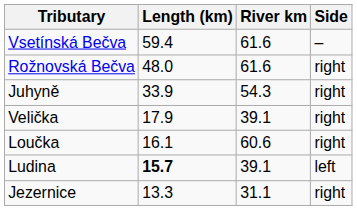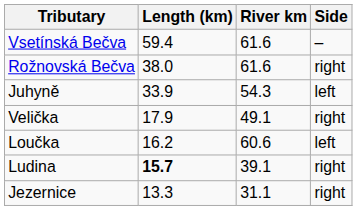(158, 67) 48.0 -> (158, 67) 38.0
(330, 92) right -> (325, 92) left
(256, 117) 39.1 -> (256, 117) 49.1
(158, 142) 16.1 -> (158, 142) 16.2
(330, 142) right -> (325, 142) left
(325, 167) left -> (330, 167) right
